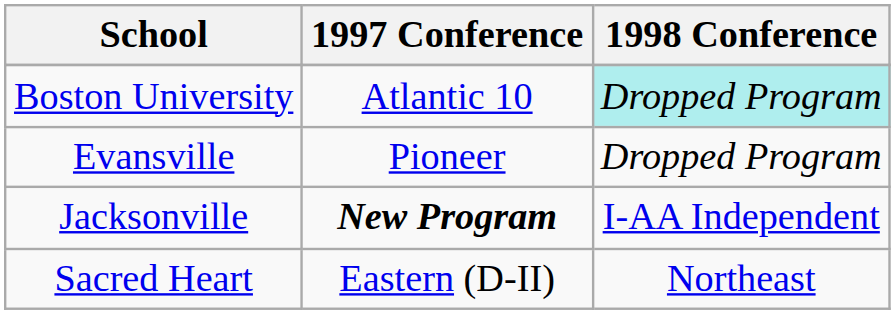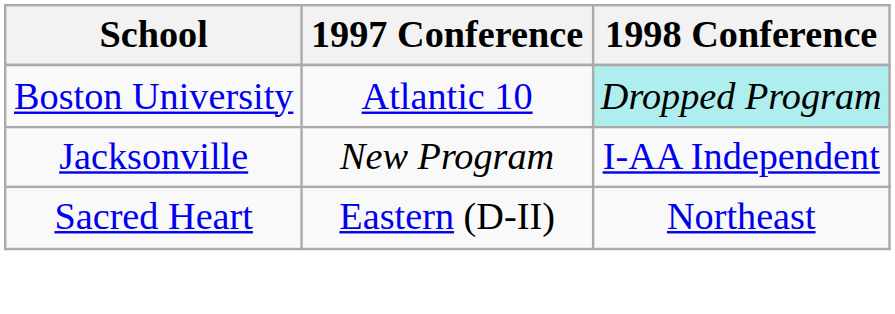- row: (154, 156)
(447, 216) bold -> (447, 156) normal
